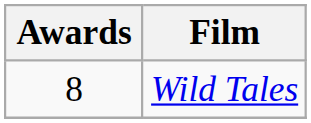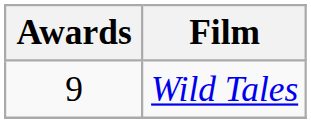(74, 88) 8 -> (74, 88) 9
